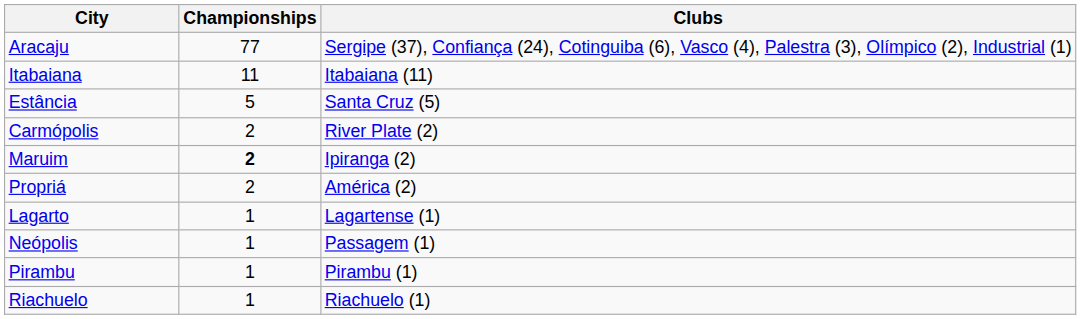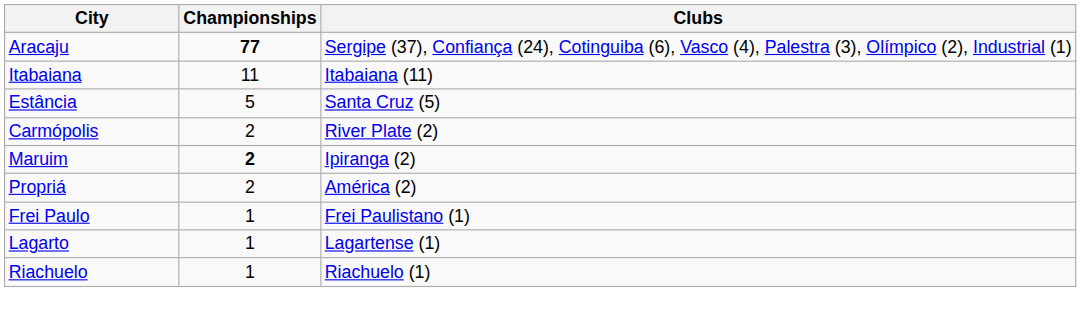(250, 46) normal -> (250, 46) bold
+ row: (49, 215)
- row: (43, 243)
- row: (42, 272)
